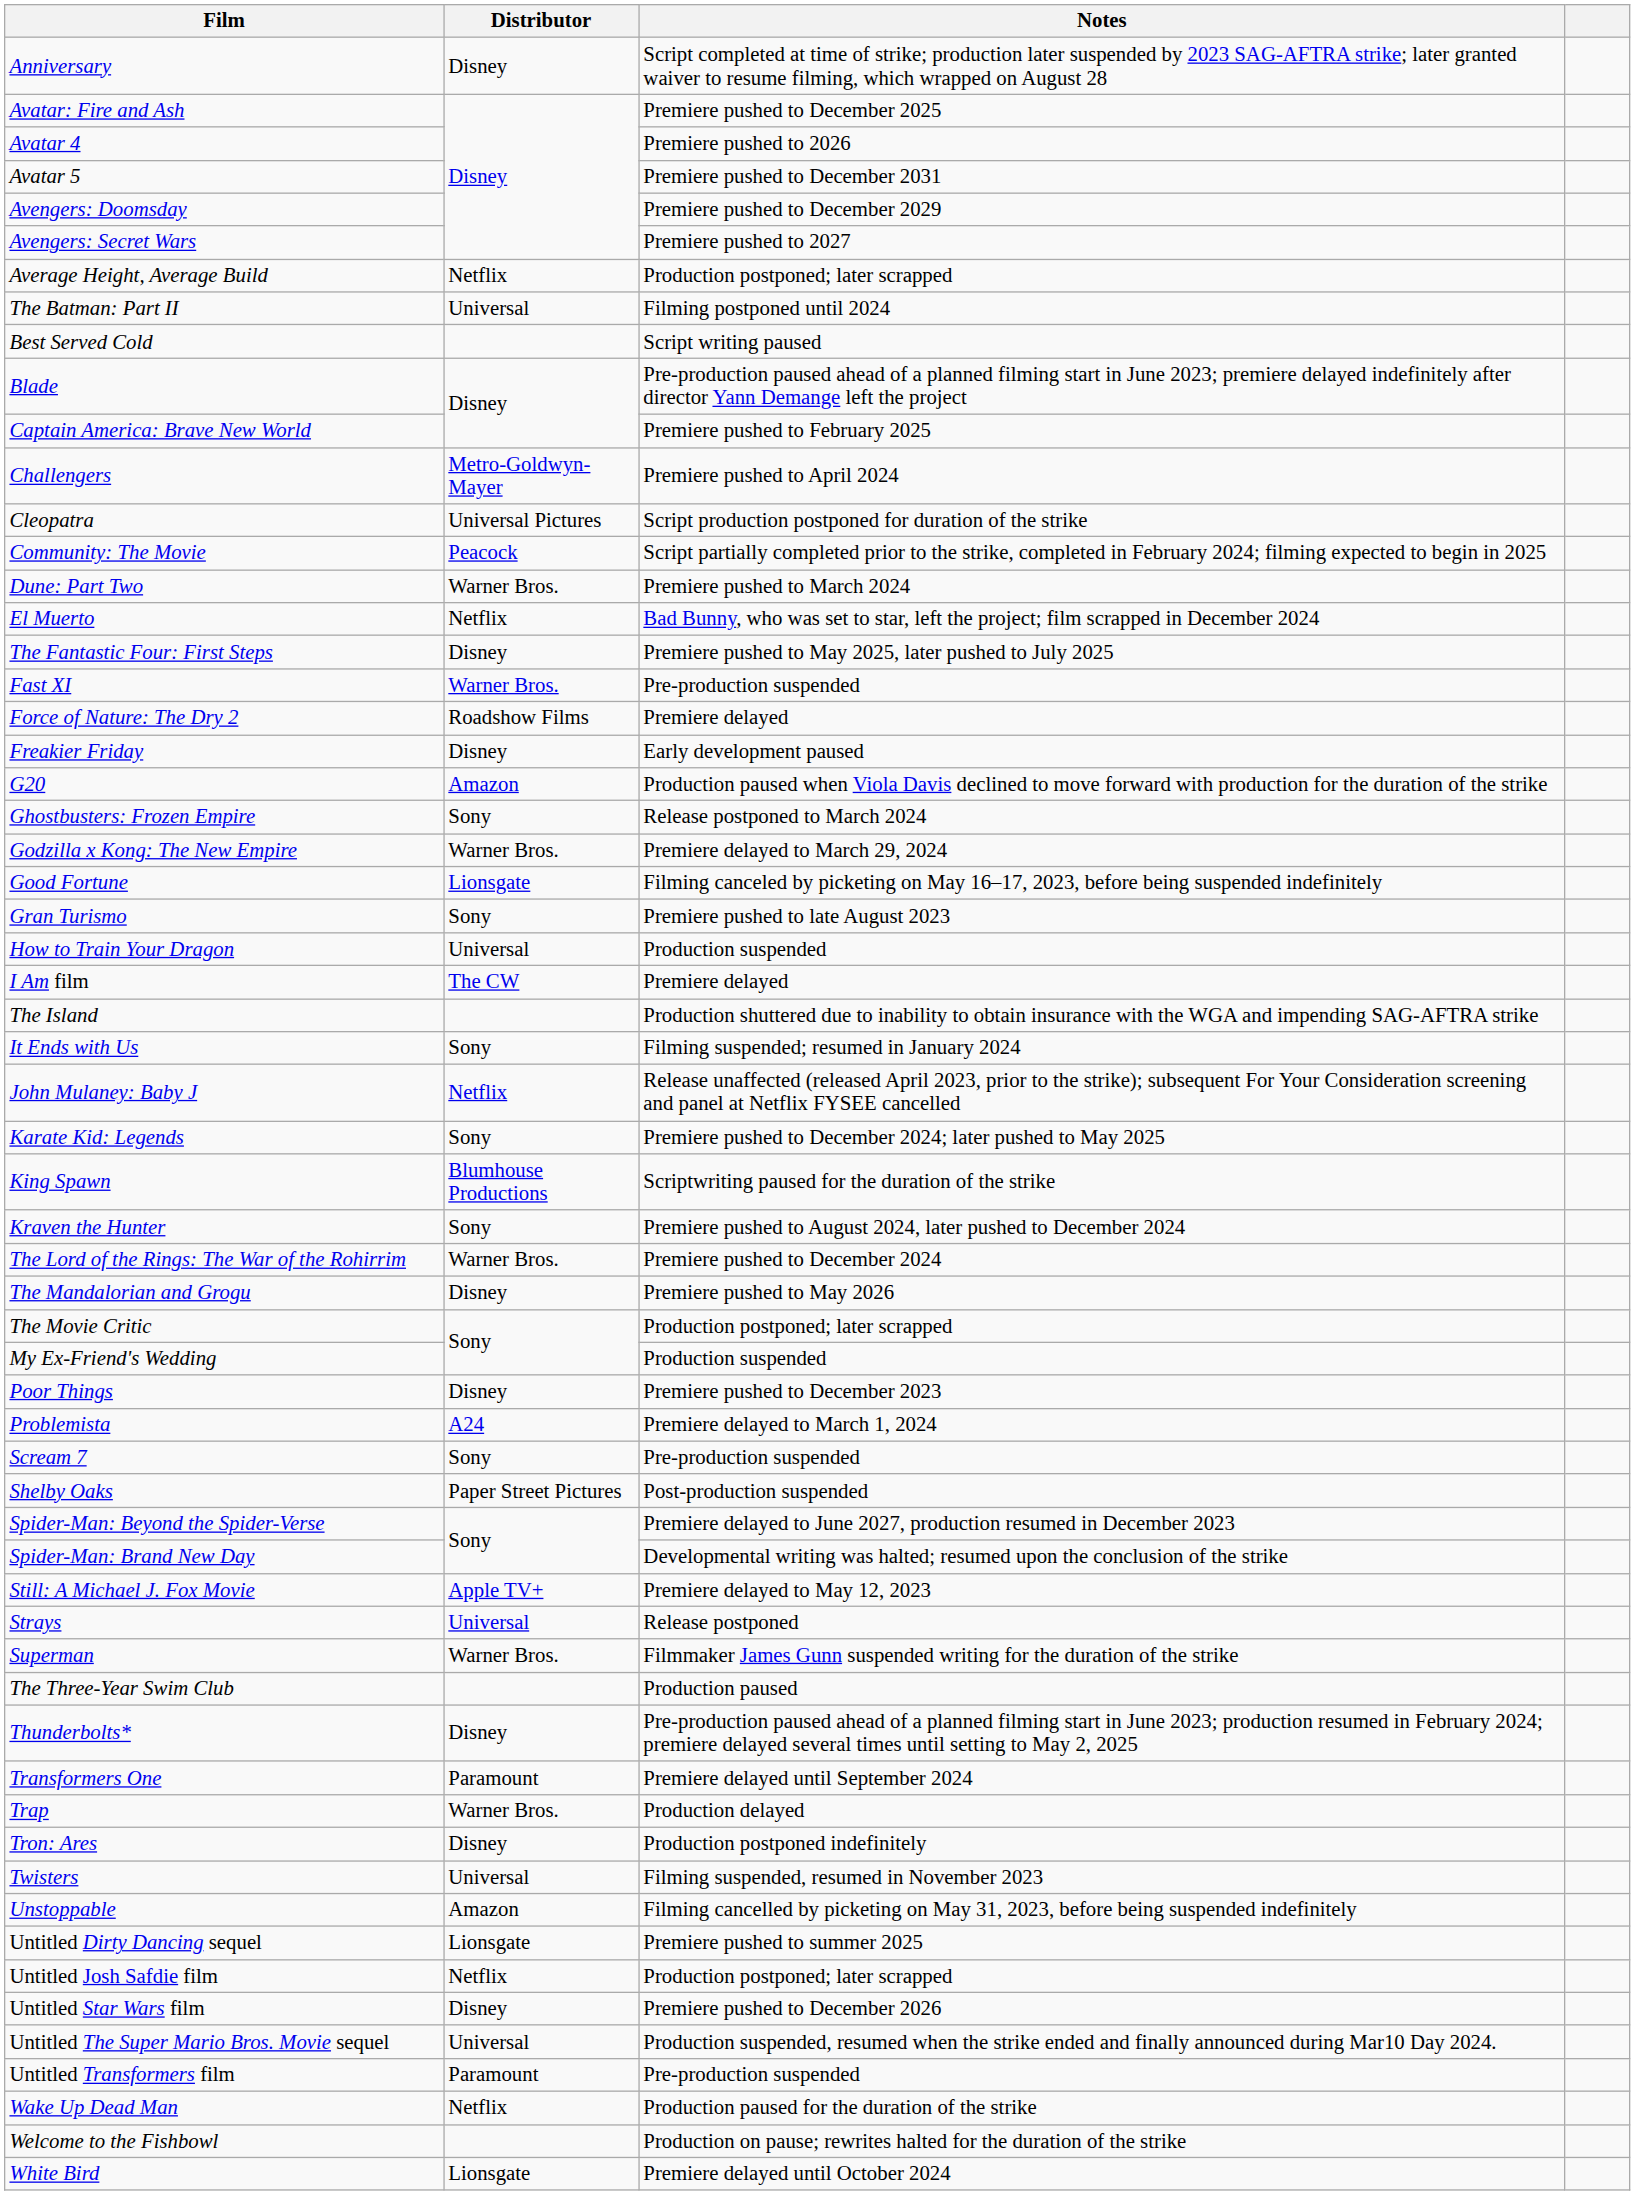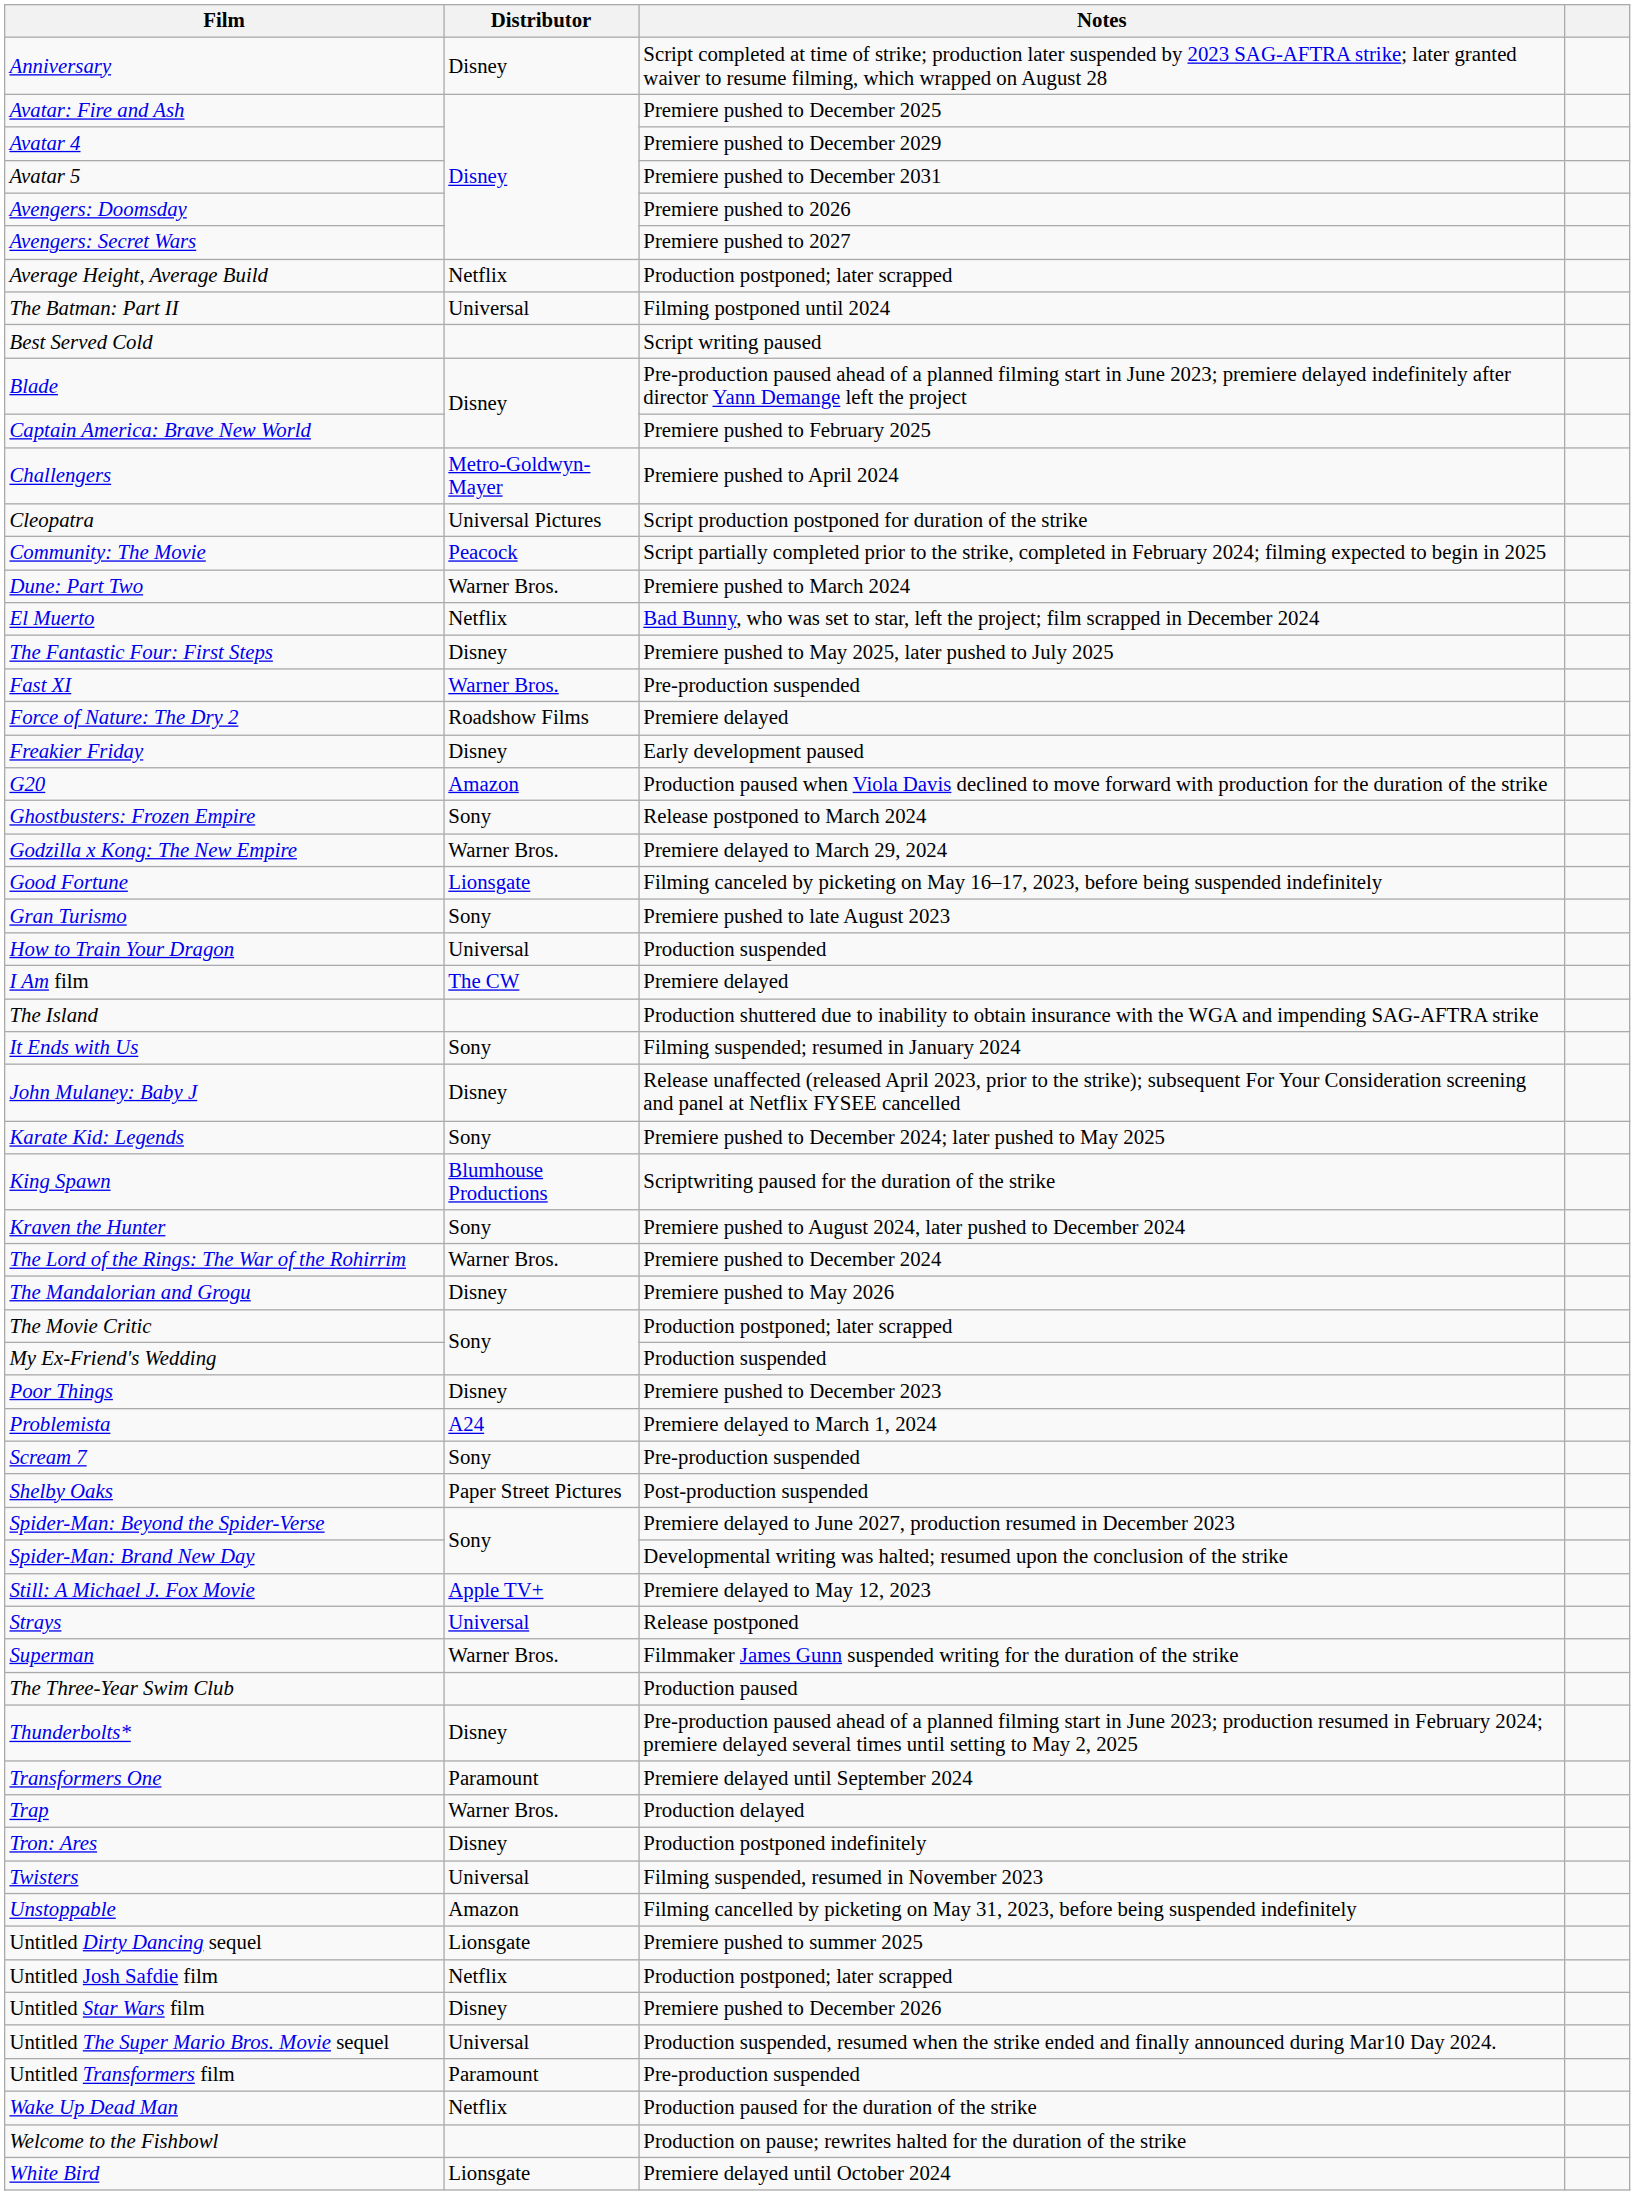(747, 143) Premiere pushed to 2026 -> (792, 143) Premiere pushed to December 2029
(792, 209) Premiere pushed to December 2029 -> (747, 209) Premiere pushed to 2026
(478, 1092) Netflix -> (478, 1092) Disney
